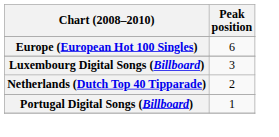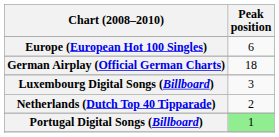+ row: (116, 65)
(232, 103) no background -> (251, 122) lightgreen background
